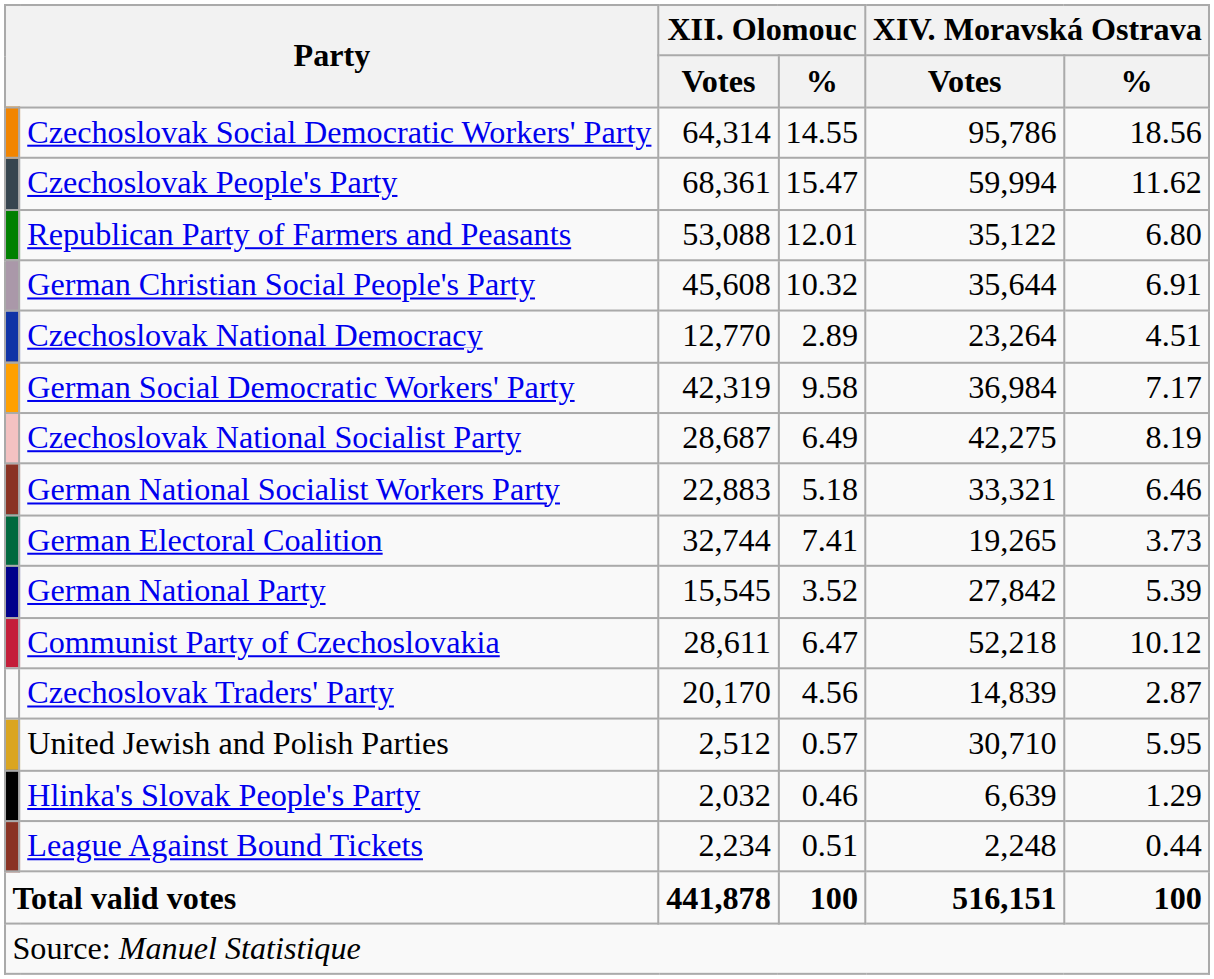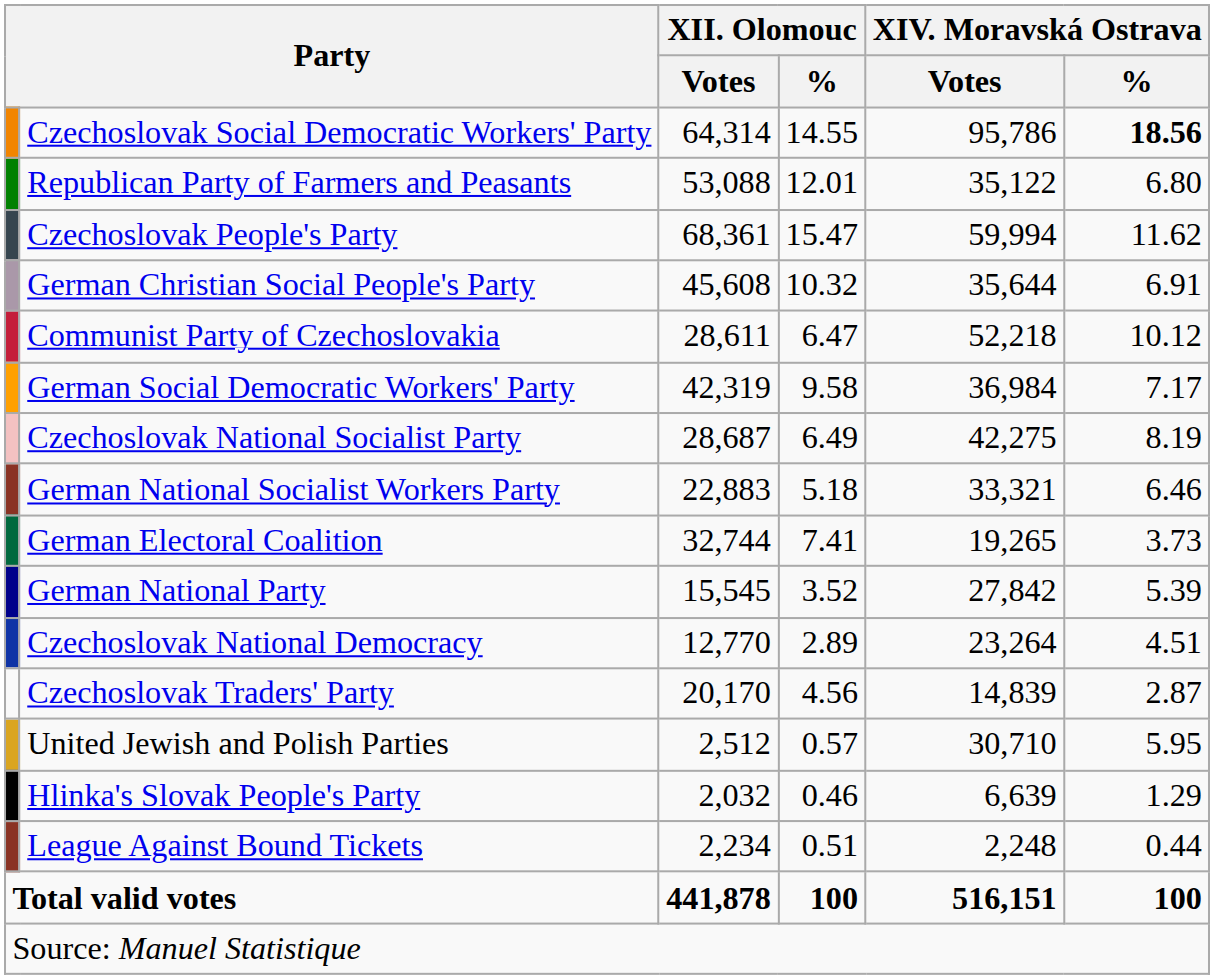(1166, 132) normal -> (1166, 132) bold
rows swapped: (212, 183) <-> (299, 234)
rows swapped: (263, 642) <-> (255, 336)
